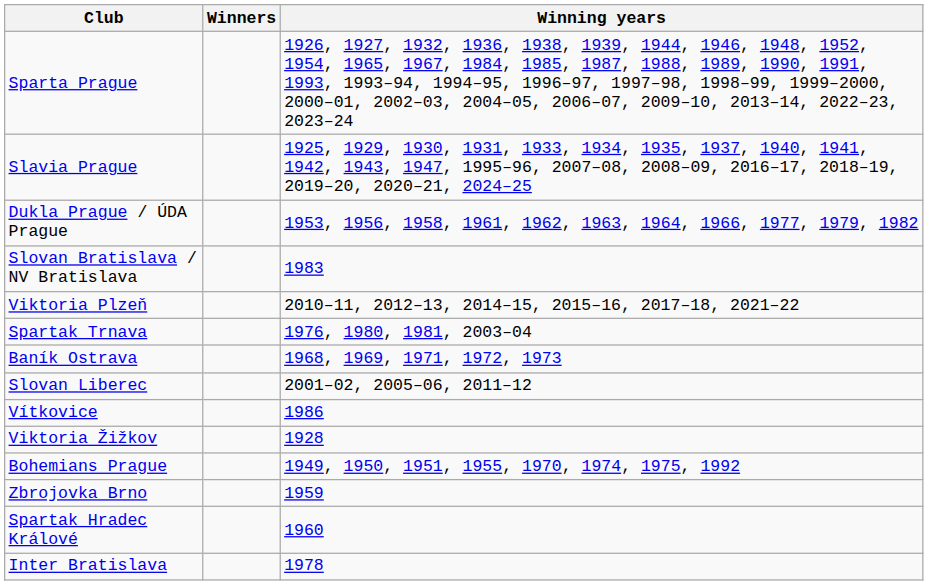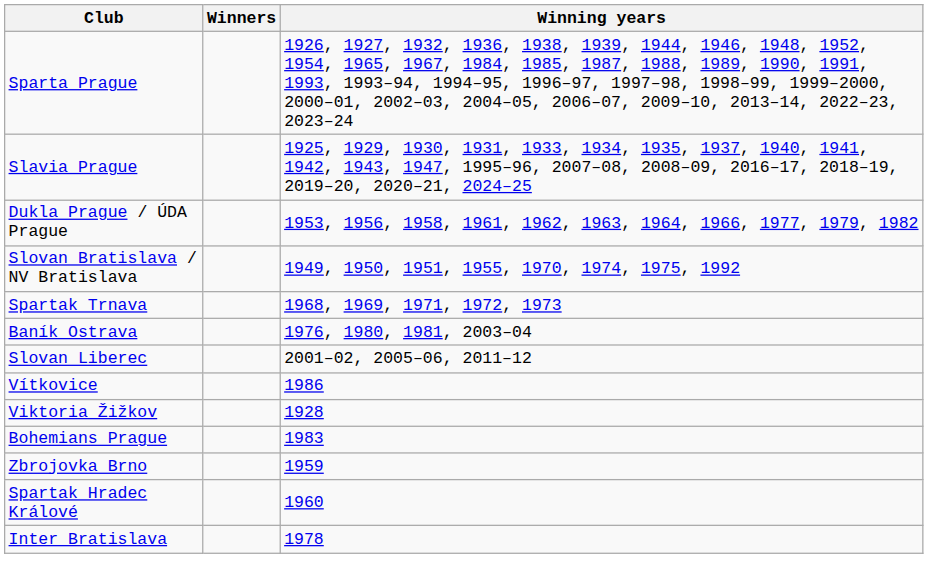(304, 269) 1983 -> (512, 269) 1949, 1950, 1951, 1955, 1970, 1974, 1975, 1992
- row: (78, 305)
(408, 332) 1976, 1980, 1981, 2003–04 -> (423, 305) 1968, 1969, 1971, 1972, 1973
(423, 359) 1968, 1969, 1971, 1972, 1973 -> (408, 332) 1976, 1980, 1981, 2003–04
(512, 466) 1949, 1950, 1951, 1955, 1970, 1974, 1975, 1992 -> (304, 440) 1983
